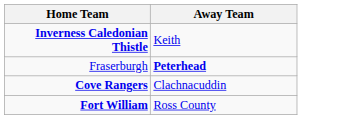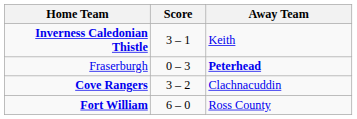+ column: (178, 14)
